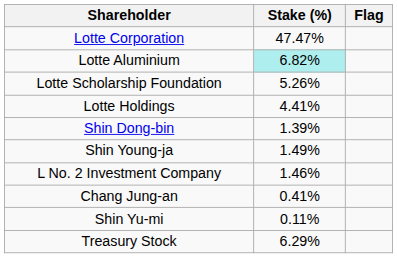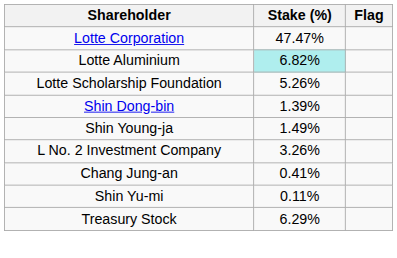- row: (129, 106)
(300, 173) 1.46% -> (300, 151) 3.26%
